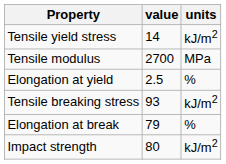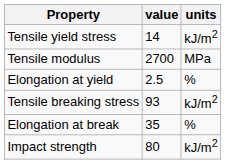(152, 124) 79 -> (152, 124) 35
